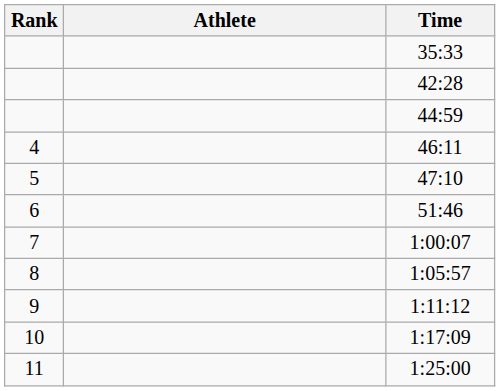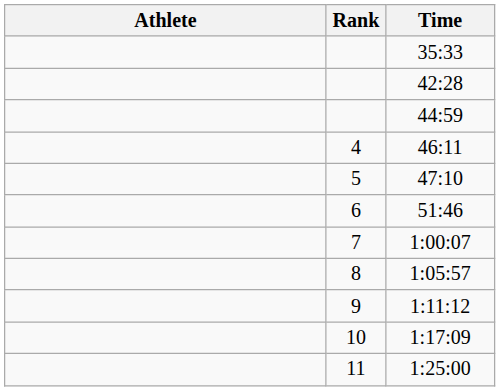columns swapped: (34, 20) <-> (225, 20)
